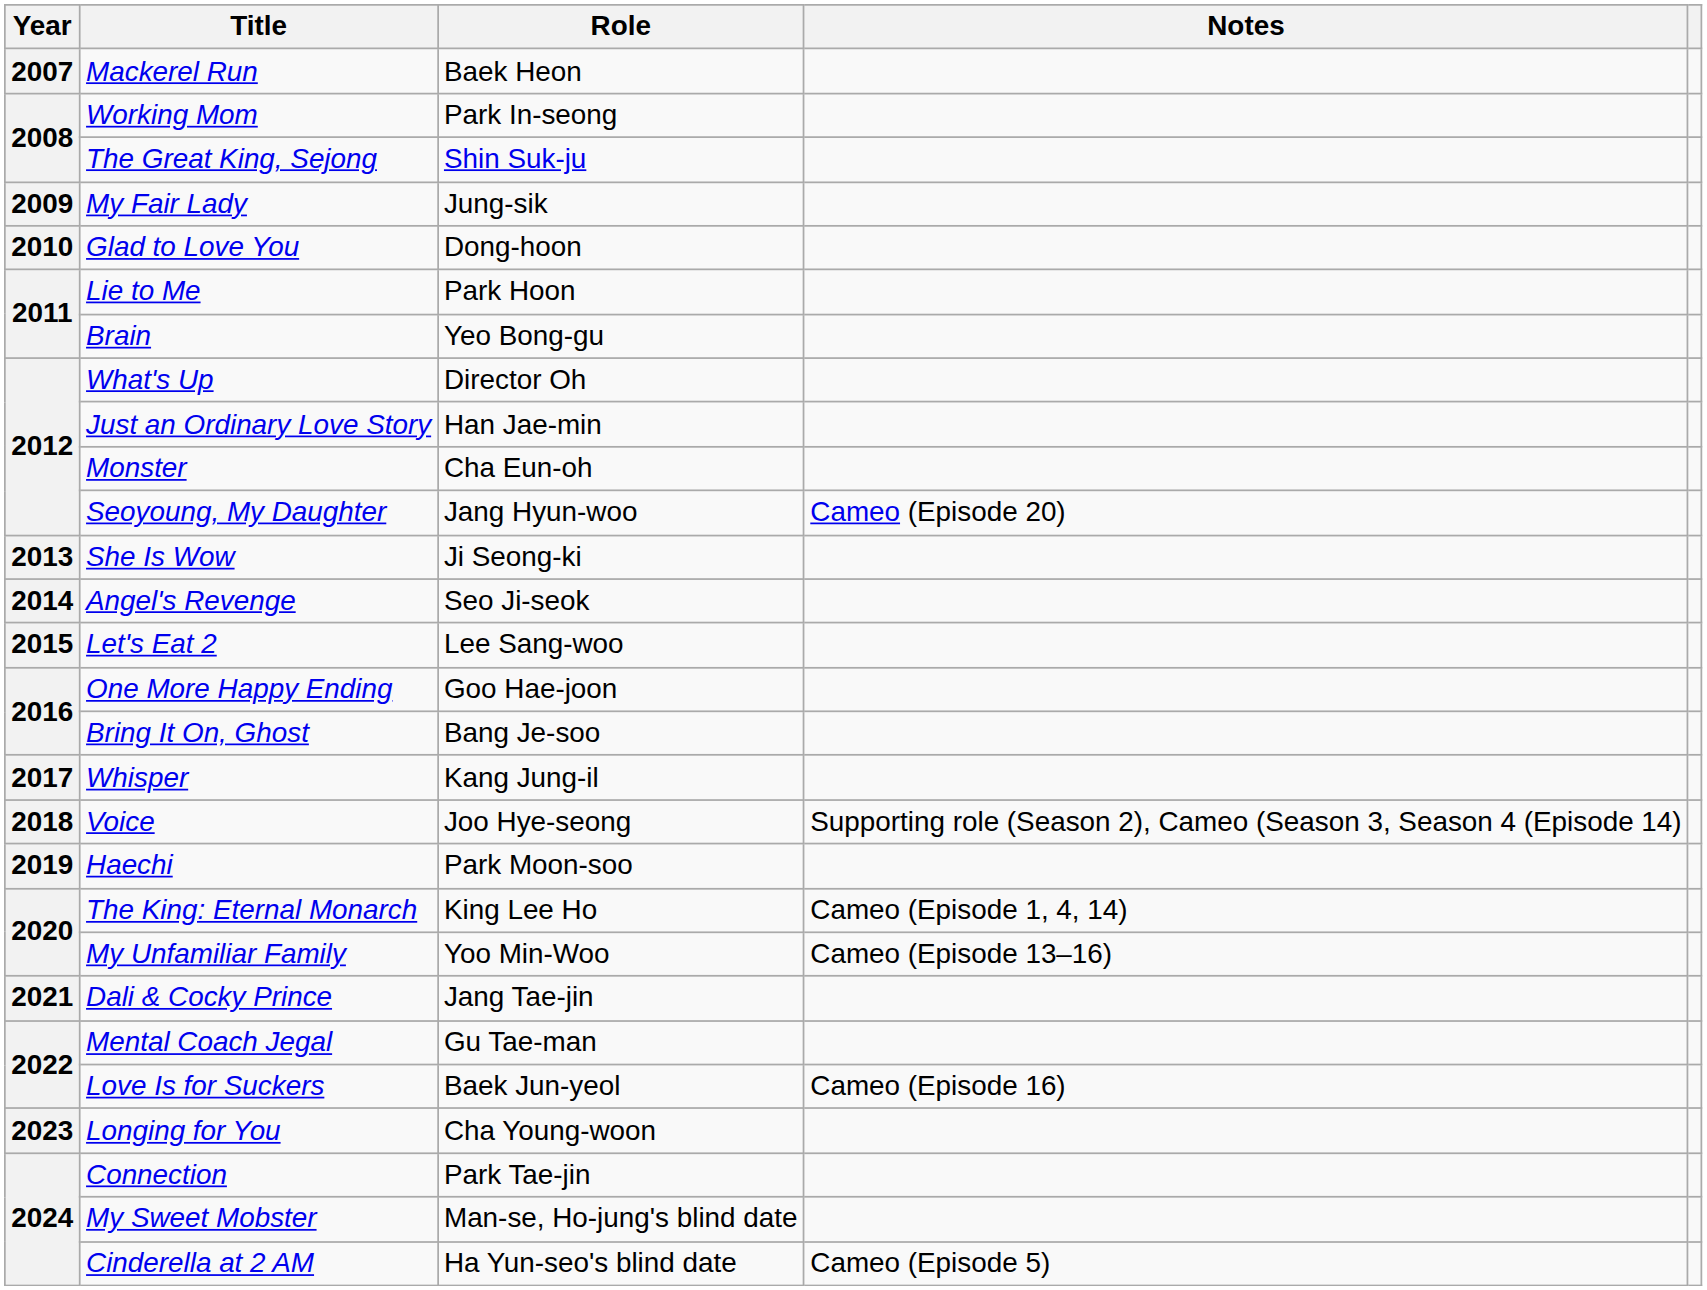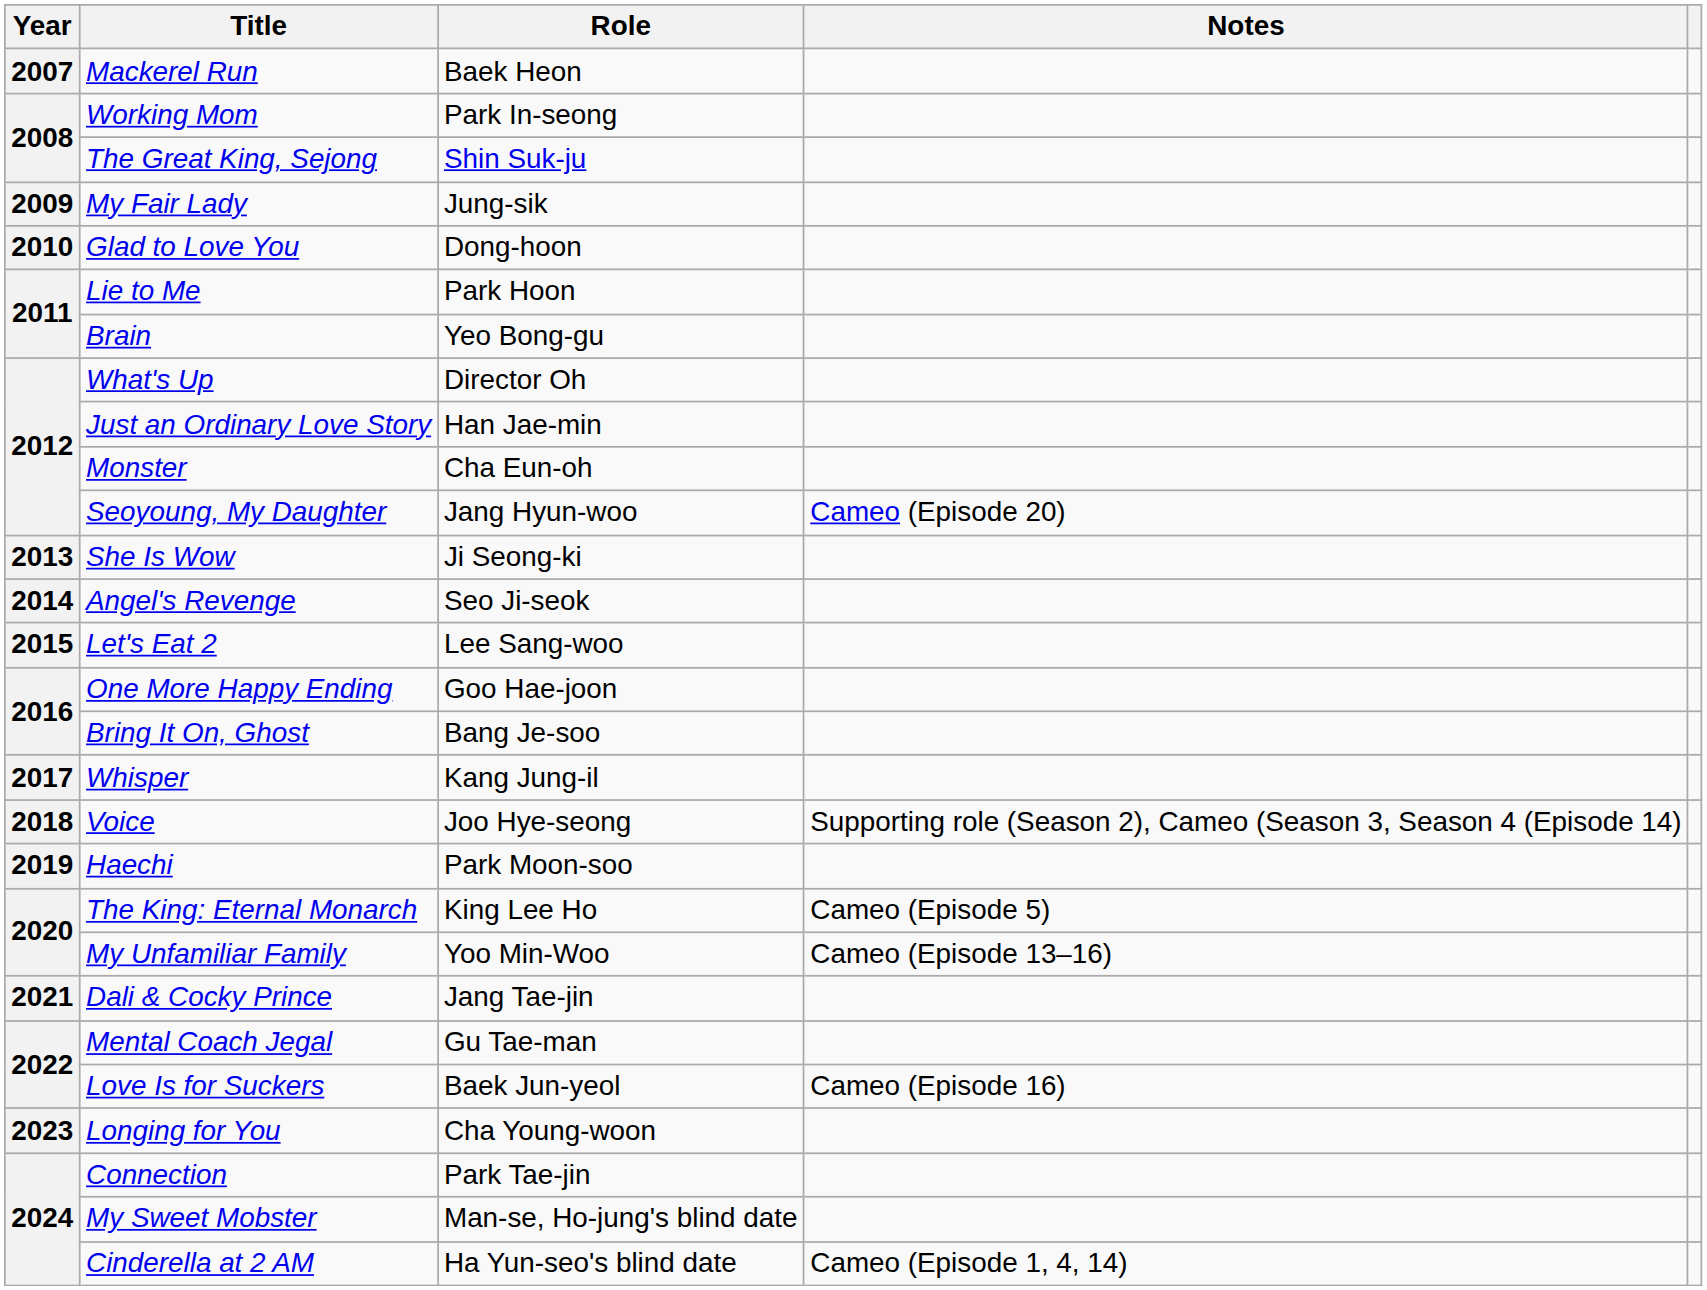(969, 909) Cameo (Episode 1, 4, 14) -> (930, 909) Cameo (Episode 5)
(930, 1262) Cameo (Episode 5) -> (969, 1262) Cameo (Episode 1, 4, 14)
